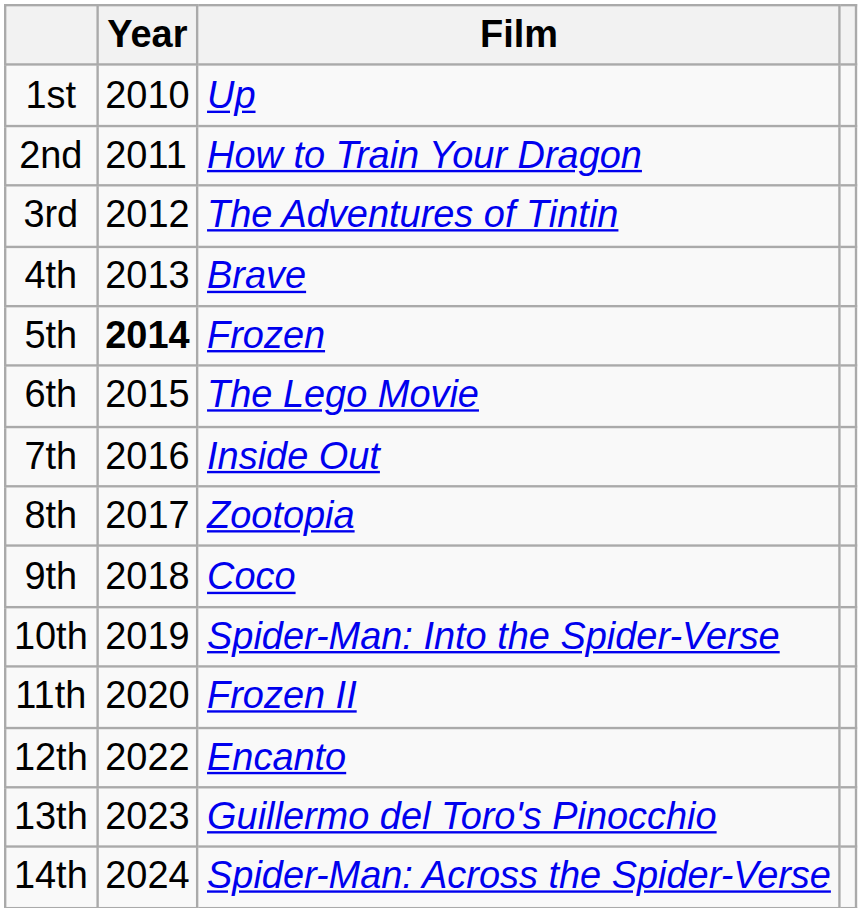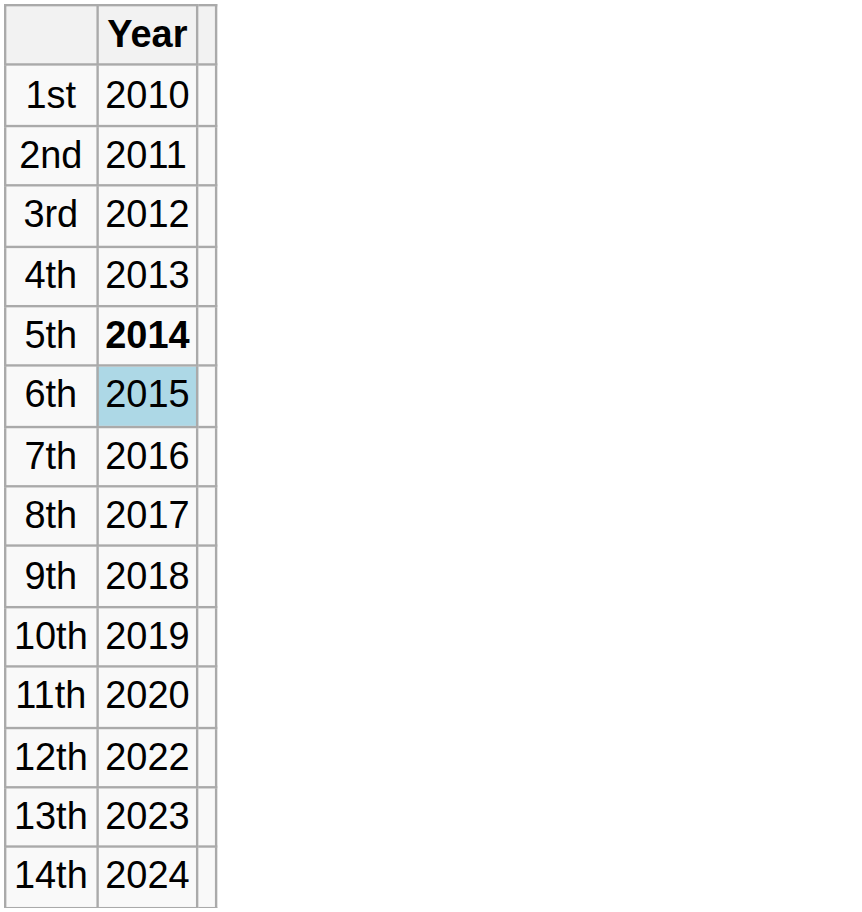- column: (519, 34)
(147, 395) no background -> (147, 395) lightblue background
